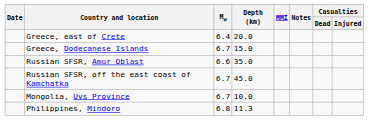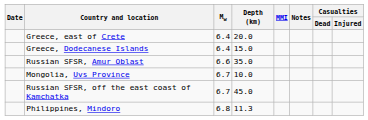(223, 49) 6.7 -> (223, 49) 6.4
rows swapped: (108, 79) <-> (78, 96)
